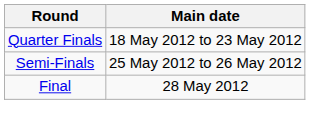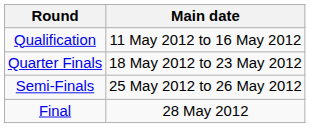+ row: (55, 39)
